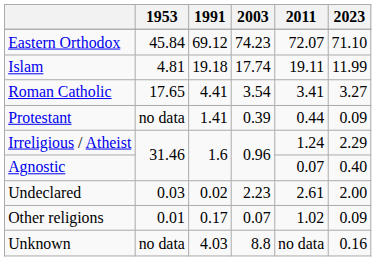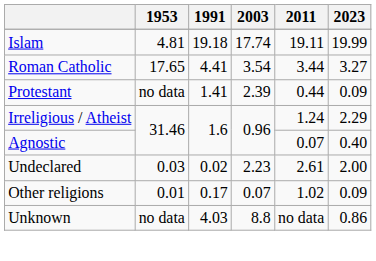- row: (64, 42)
(350, 67) 11.99 -> (349, 42) 19.99
(310, 92) 3.41 -> (310, 67) 3.44
(257, 117) 0.39 -> (257, 92) 2.39
(353, 243) 0.16 -> (353, 218) 0.86
